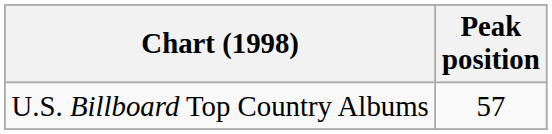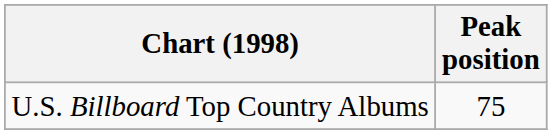(491, 105) 57 -> (491, 105) 75
